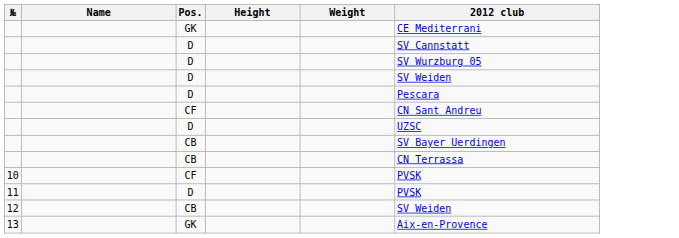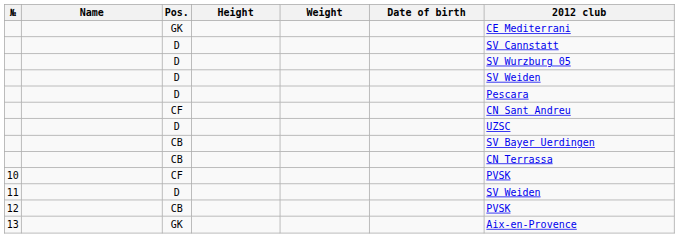+ column: (426, 13)
(409, 192) PVSK -> (513, 192) SV Weiden
(424, 208) SV Weiden -> (498, 208) PVSK
